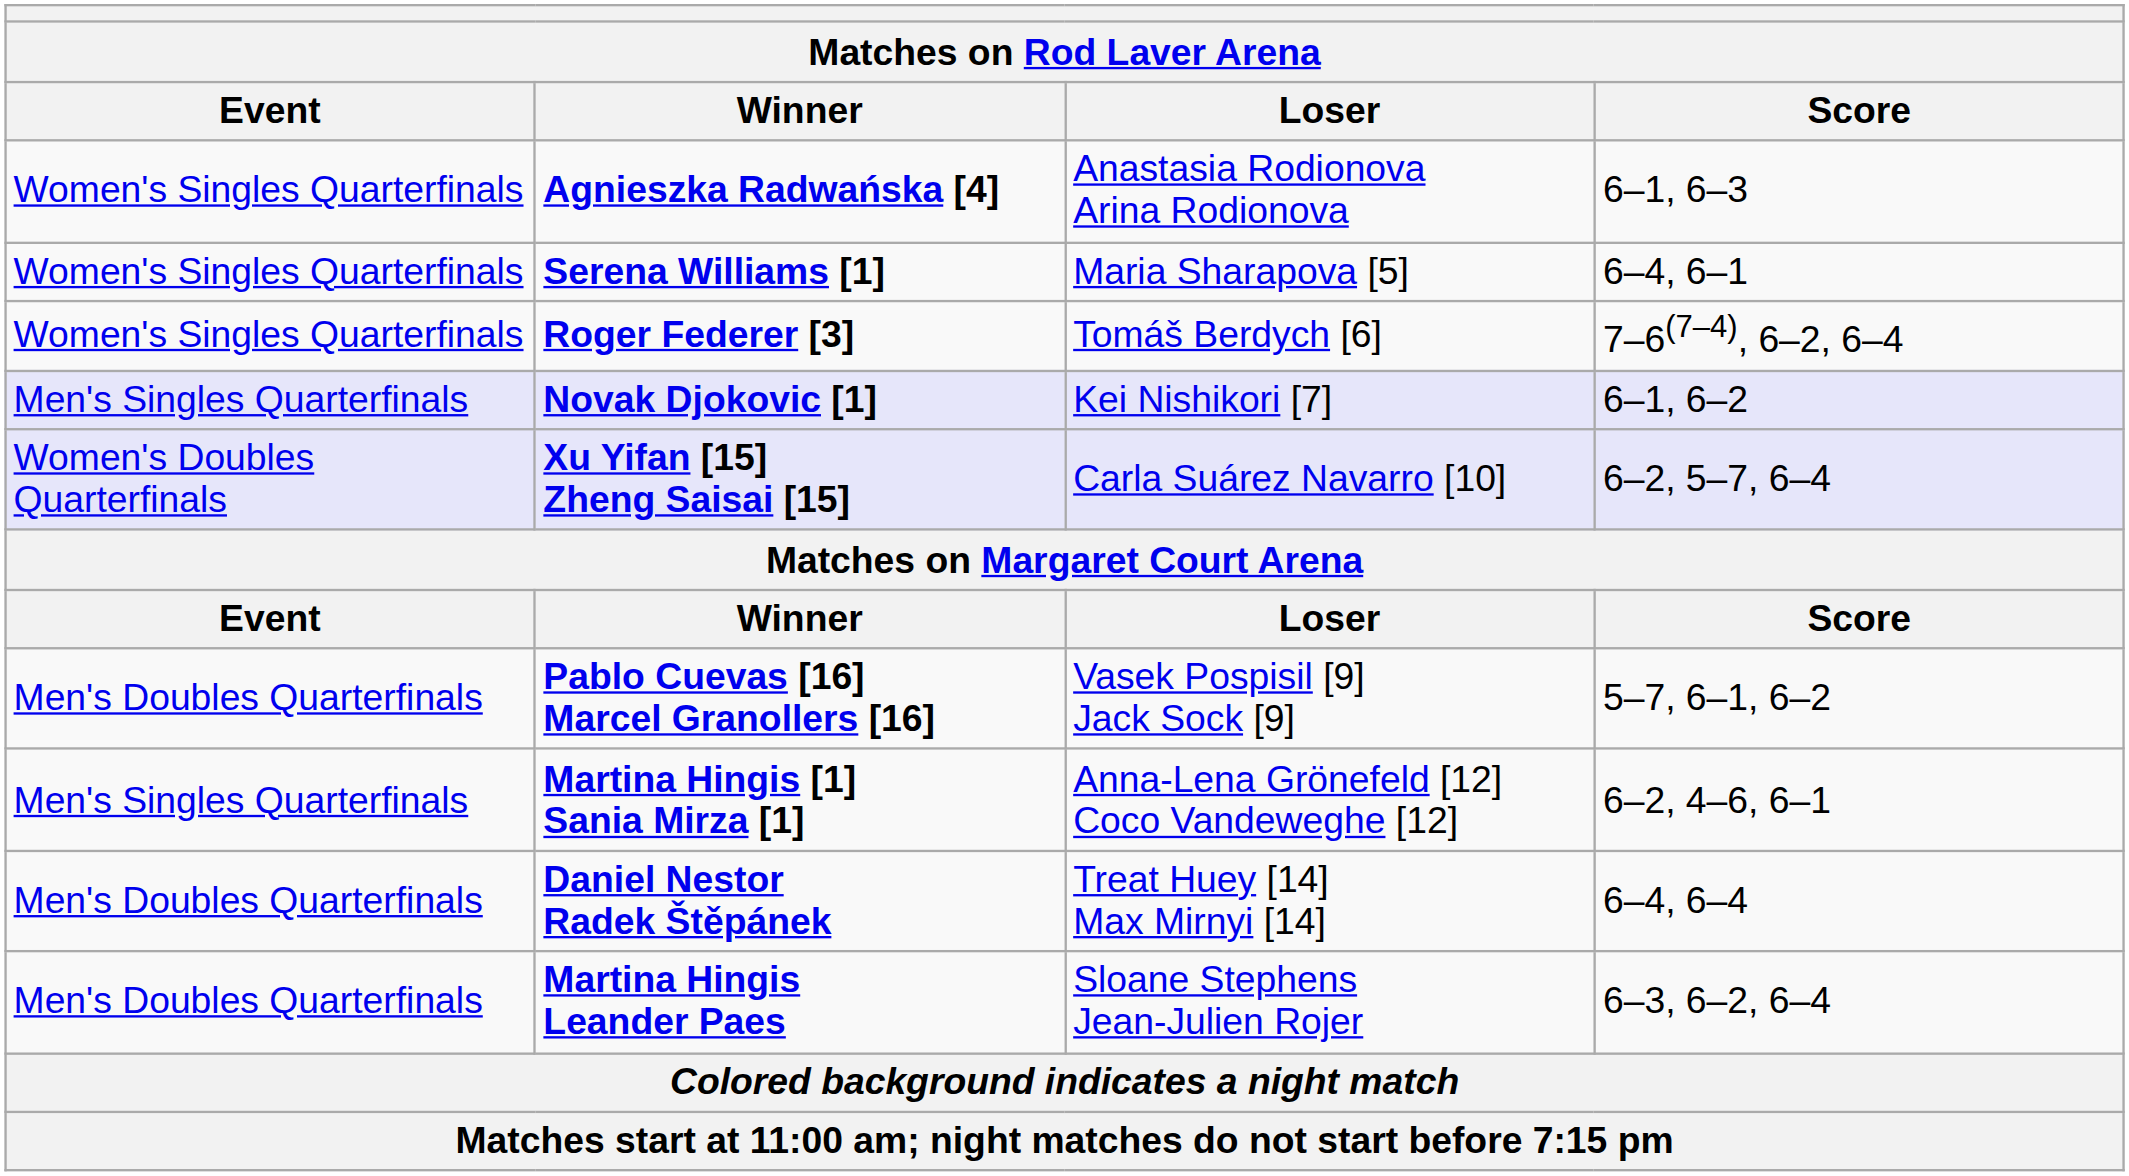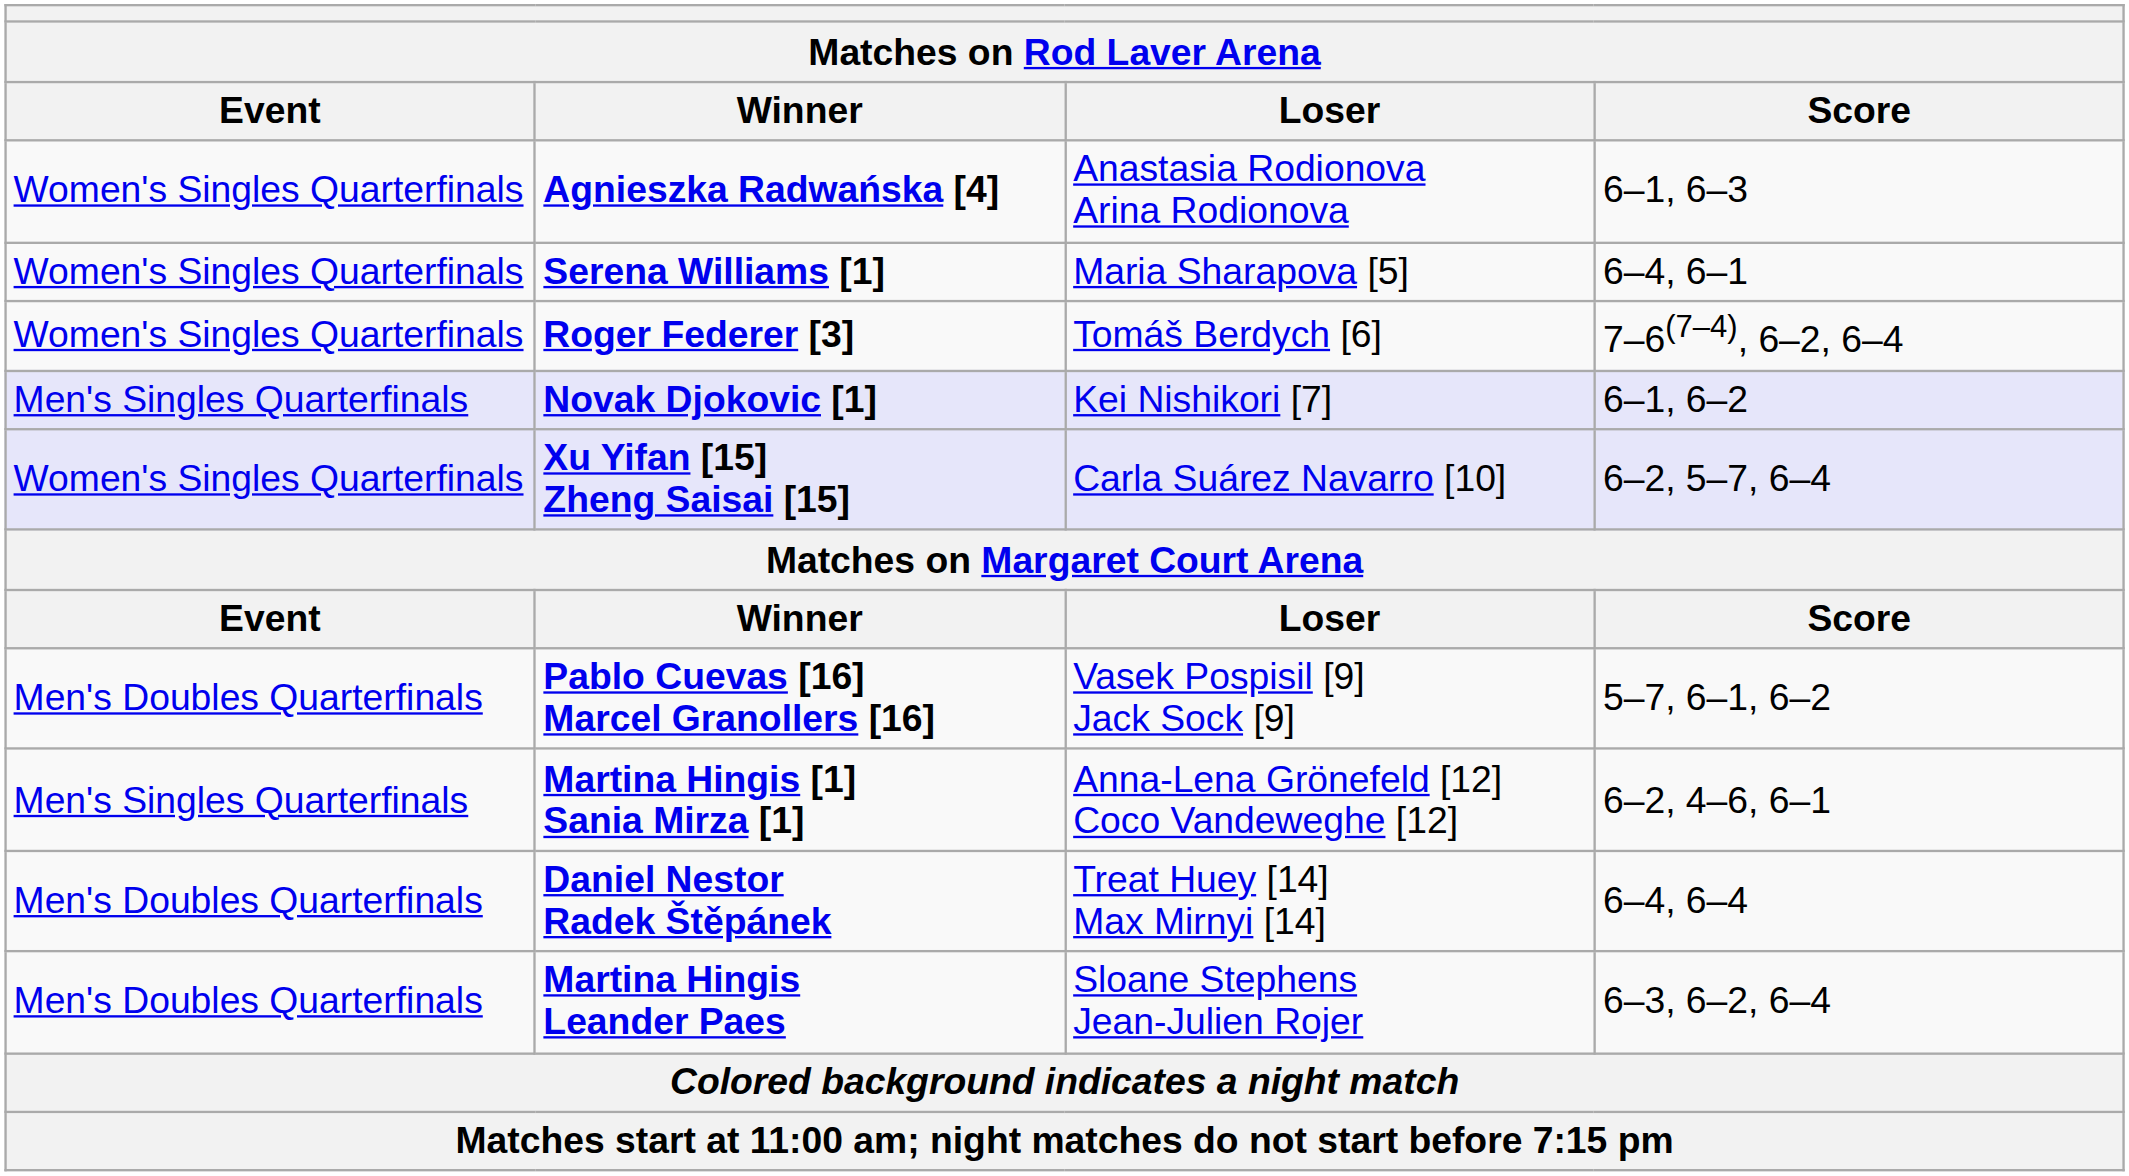(164, 478) Women's Doubles Quarterfinals -> (269, 478) Women's Singles Quarterfinals
